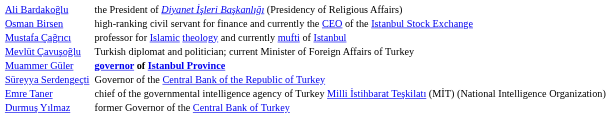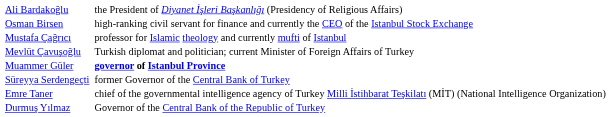(210, 80) Governor of the Central Bank of the Republic of Turkey -> (192, 80) former Governor of the Central Bank of Turkey
(192, 108) former Governor of the Central Bank of Turkey -> (210, 108) Governor of the Central Bank of the Republic of Turkey
